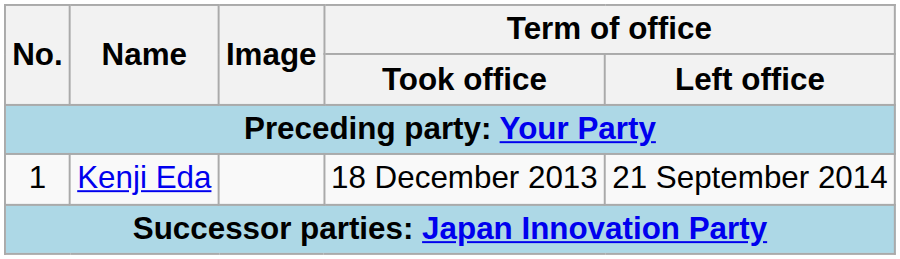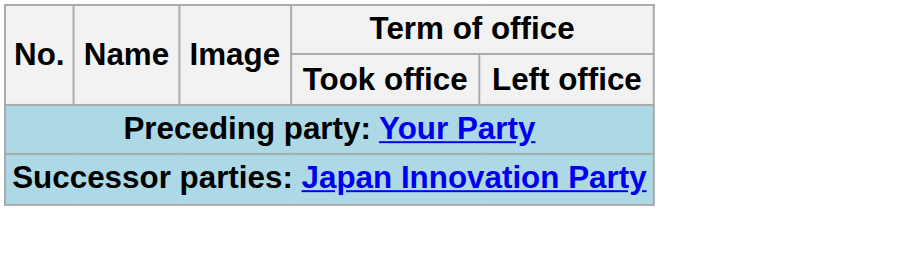- row: (37, 178)
